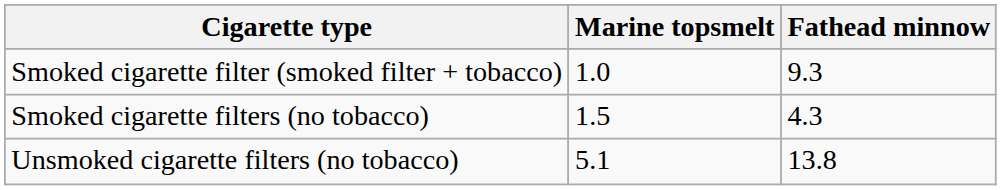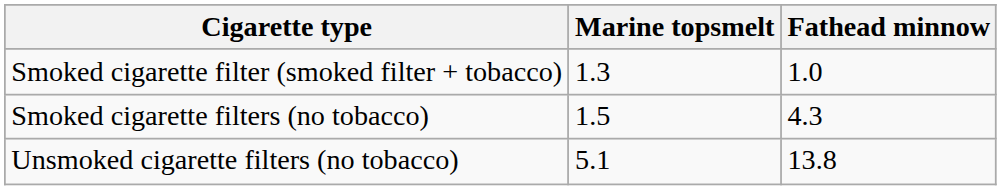(593, 71) 1.0 -> (593, 71) 1.3
(805, 71) 9.3 -> (805, 71) 1.0
